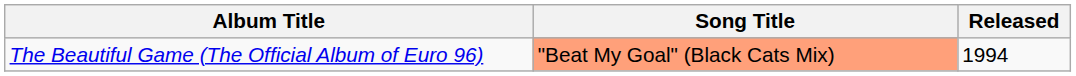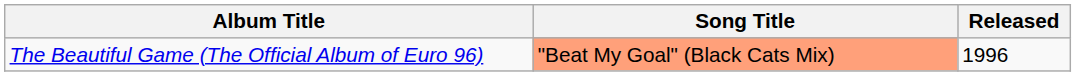(985, 54) 1994 -> (985, 54) 1996
